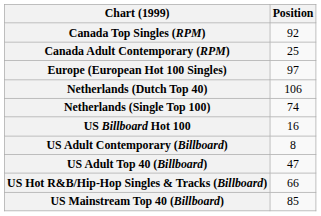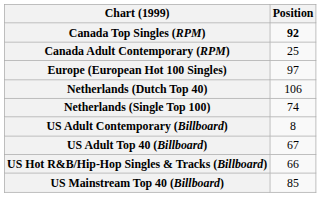(293, 32) normal -> (293, 32) bold
- row: (137, 126)
(293, 164) 47 -> (293, 145) 67
